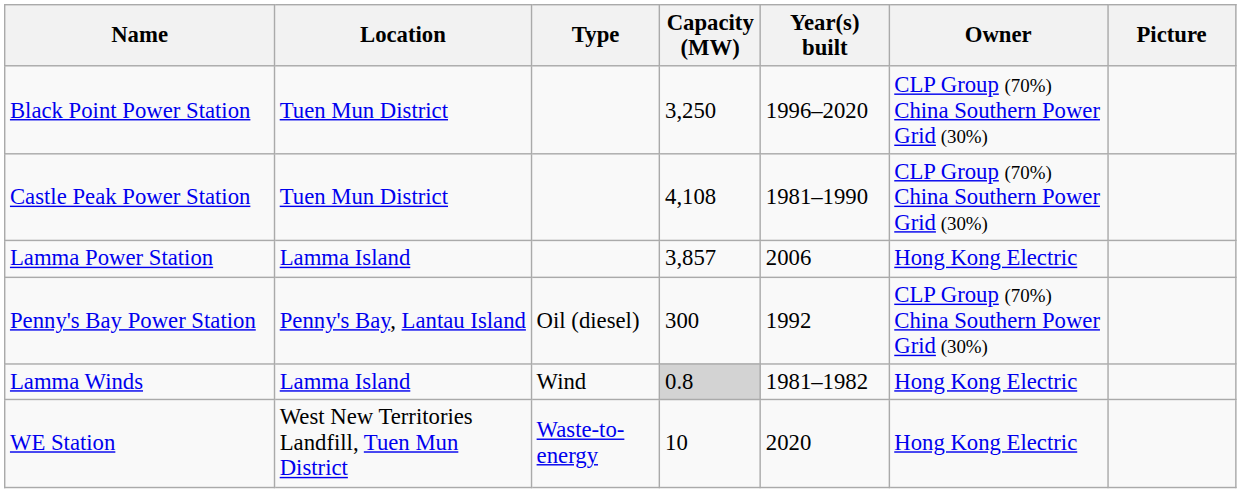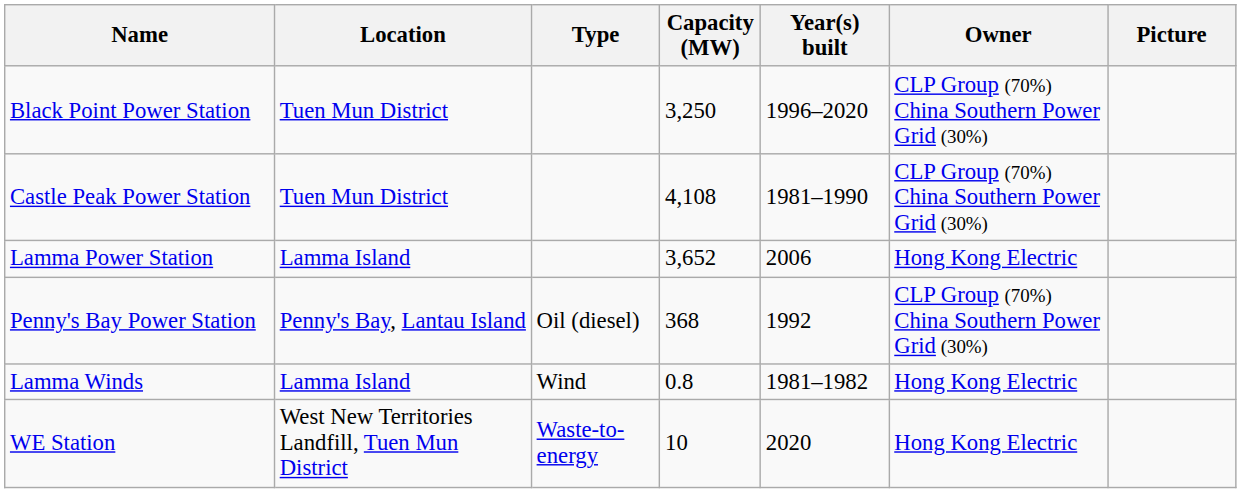(691, 258) 3,857 -> (691, 258) 3,652
(682, 320) 300 -> (682, 320) 368
(679, 381) lightgrey background -> (679, 381) no background
